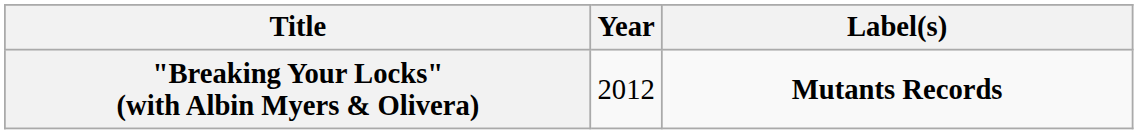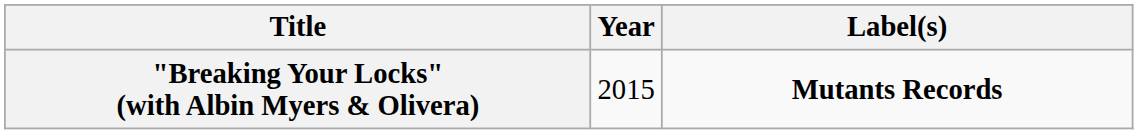(626, 88) 2012 -> (626, 88) 2015
